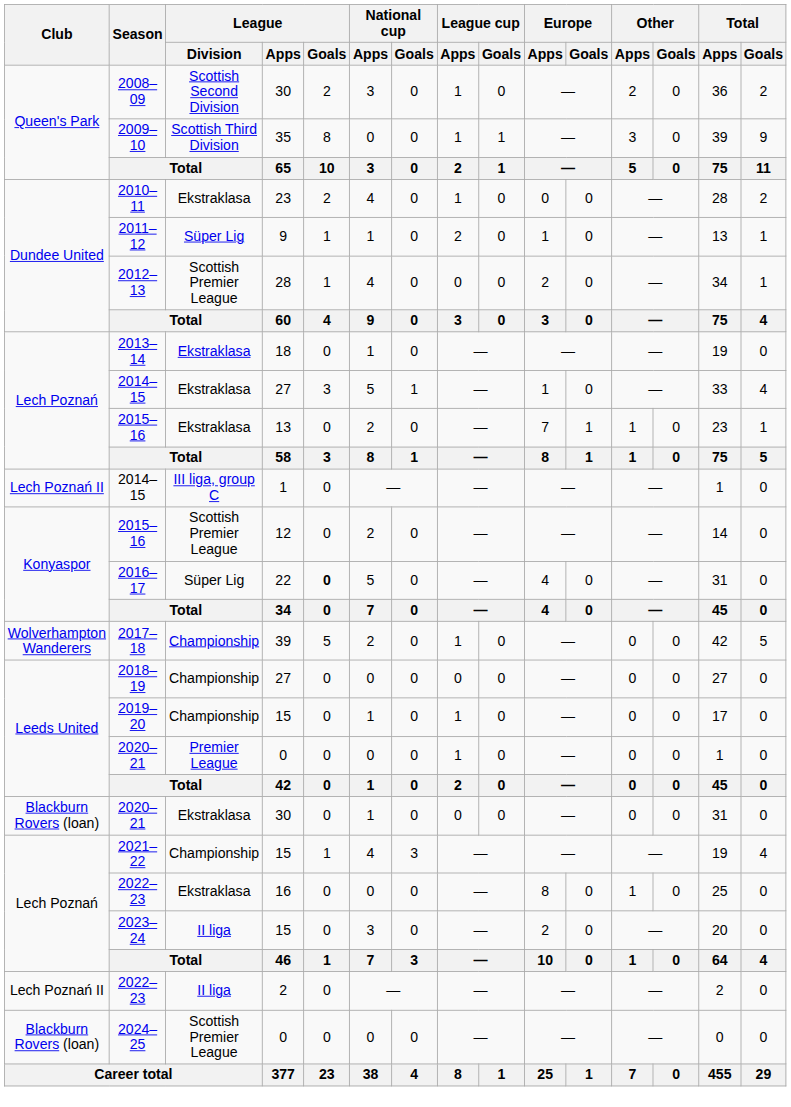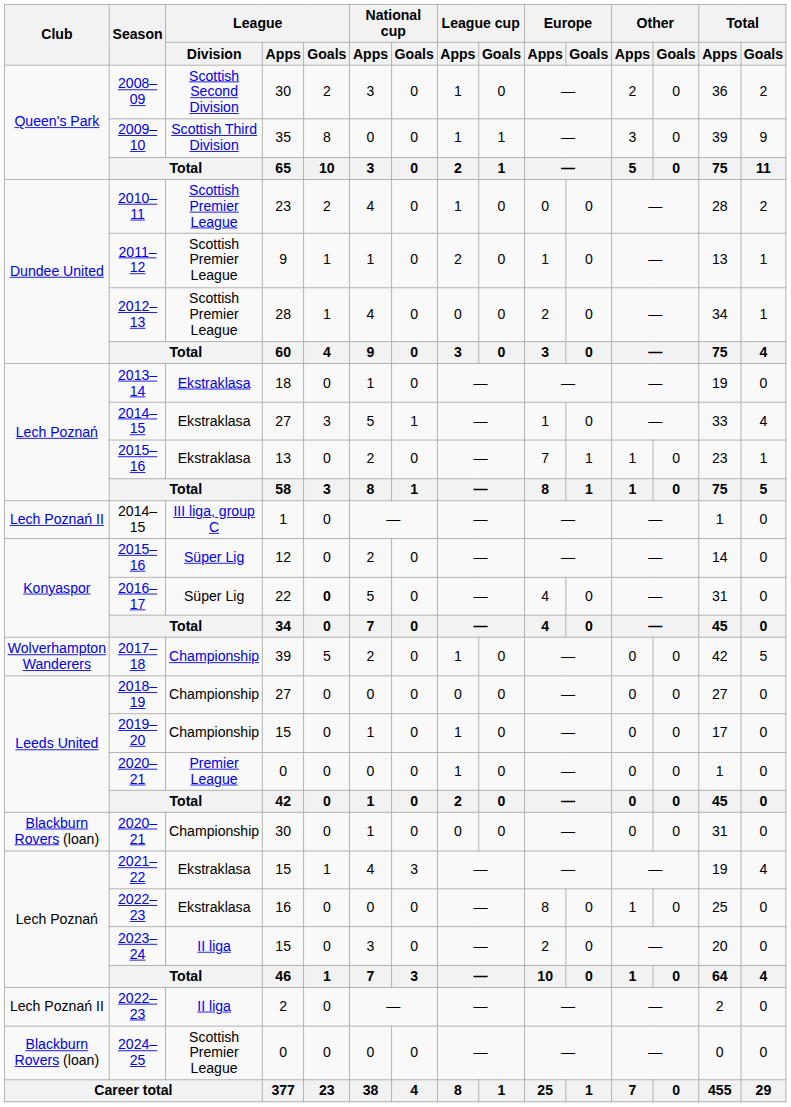(214, 198) Ekstraklasa -> (214, 206) Scottish Premier League
(214, 236) Süper Lig -> (214, 260) Scottish Premier League
(214, 534) Scottish Premier League -> (214, 557) Süper Lig
(214, 815) Ekstraklasa -> (214, 831) Championship
(214, 853) Championship -> (214, 869) Ekstraklasa
